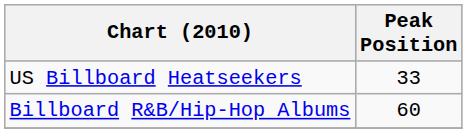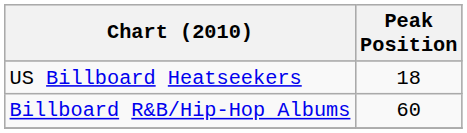(409, 78) 33 -> (409, 78) 18
